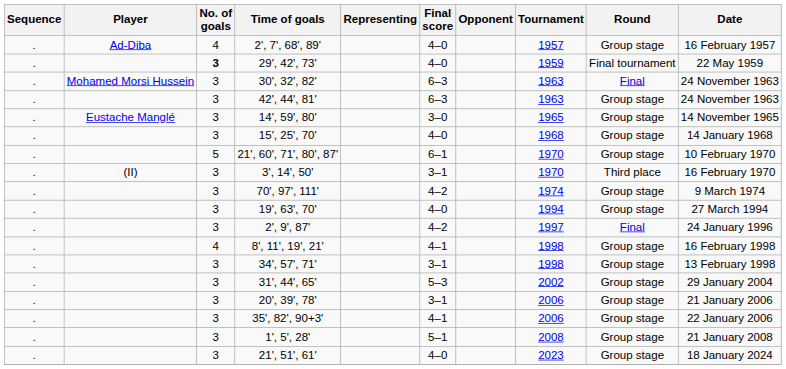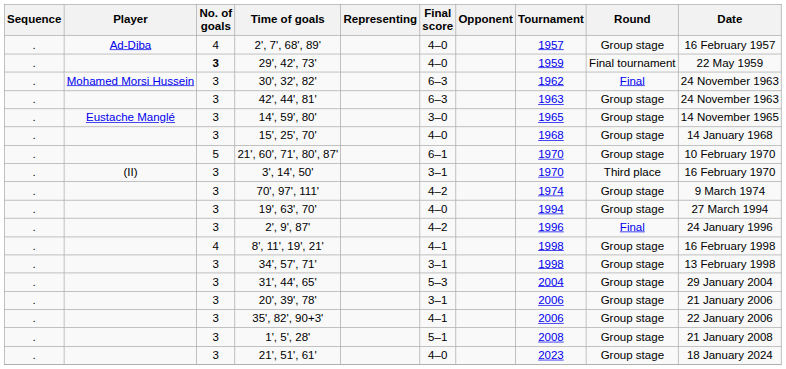(551, 81) 1963 -> (551, 81) 1962
(551, 227) 1997 -> (551, 227) 1996
(551, 282) 2002 -> (551, 282) 2004
